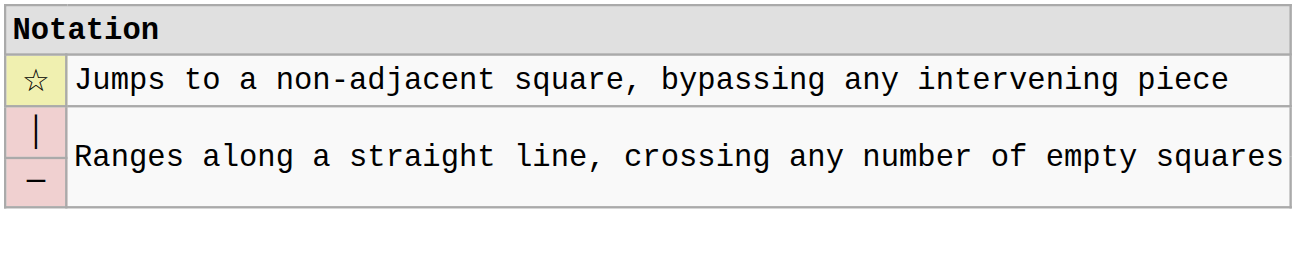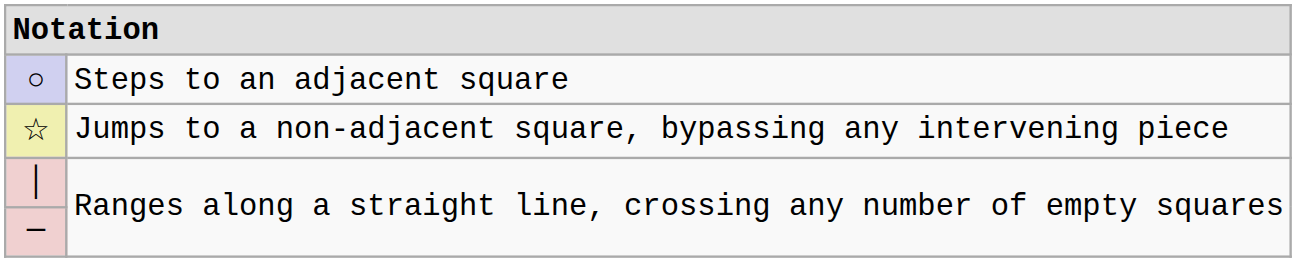+ row: (36, 80)
